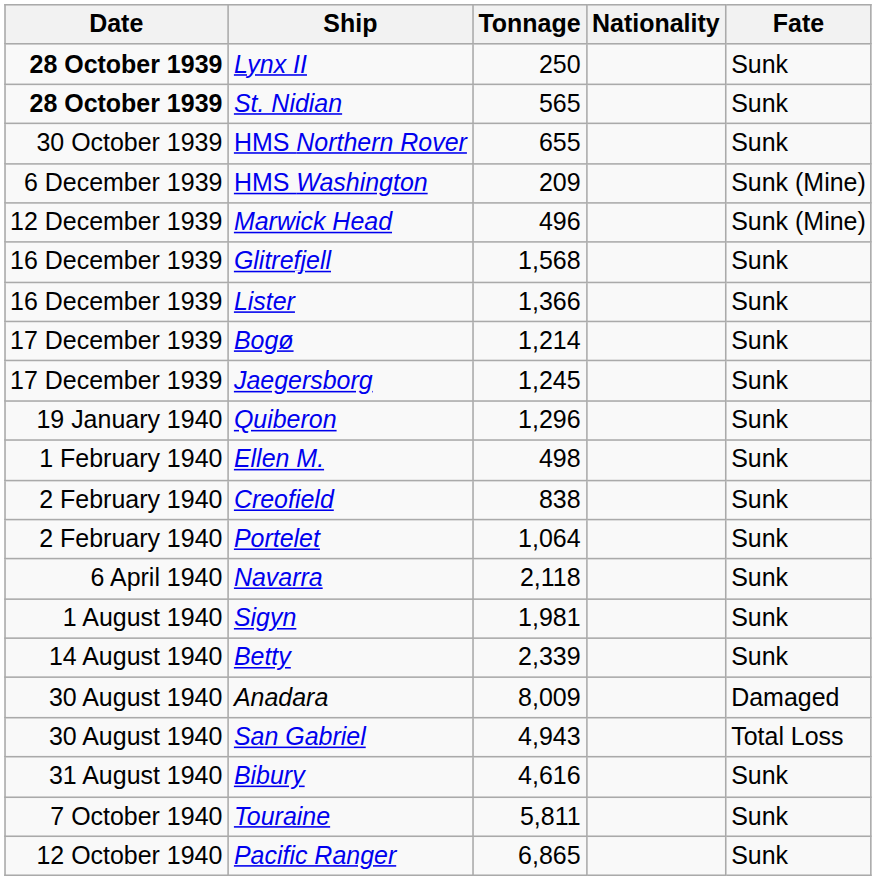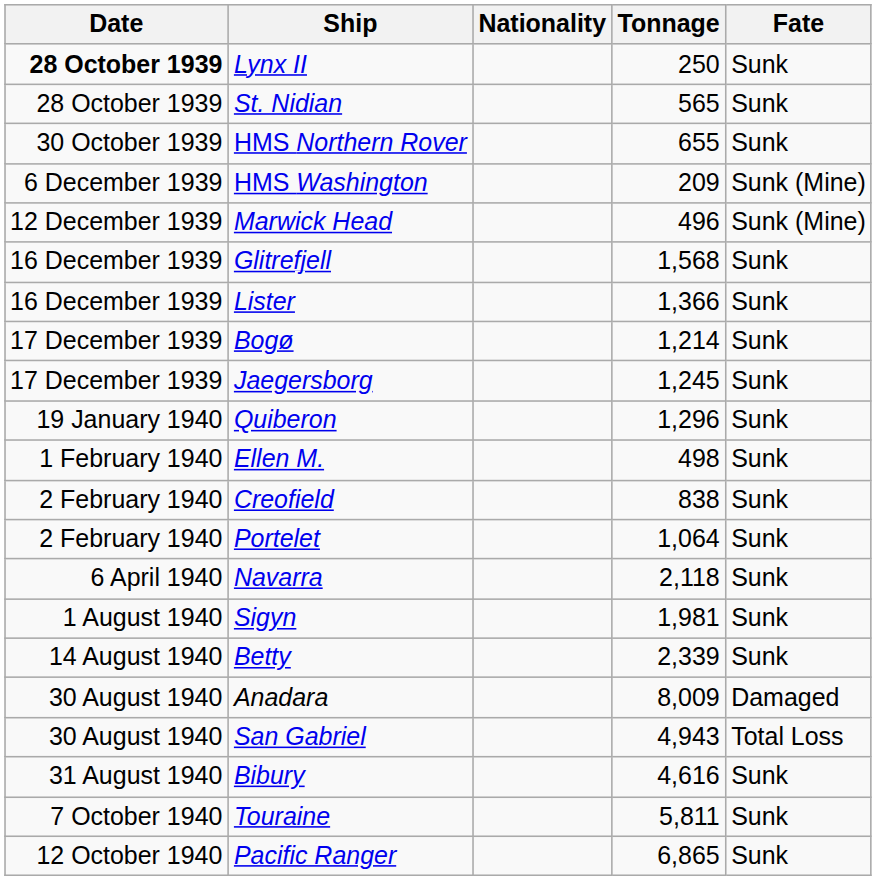columns swapped: (656, 24) <-> (530, 24)
(126, 103) bold -> (129, 103) normal
